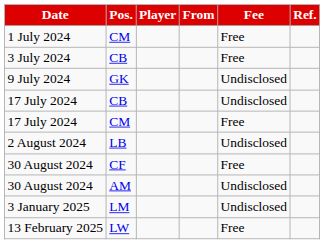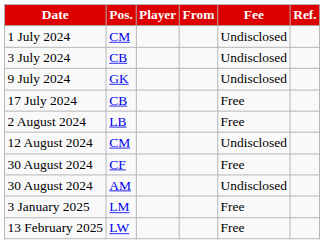(232, 36) Free -> (254, 36) Undisclosed
(232, 57) Free -> (254, 57) Undisclosed
(254, 100) Undisclosed -> (232, 100) Free
- row: (42, 121)
(254, 143) Undisclosed -> (232, 121) Free
+ row: (50, 143)
(254, 206) Undisclosed -> (232, 206) Free
